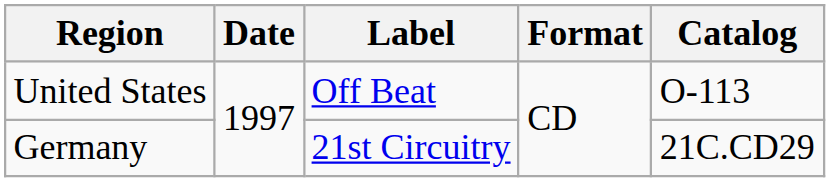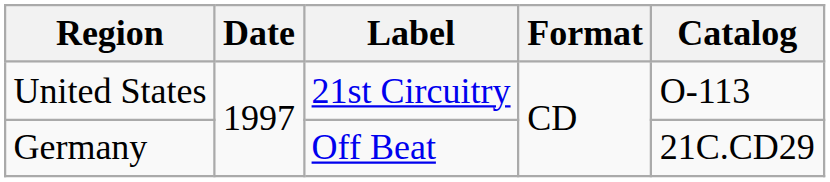(374, 90) Off Beat -> (411, 90) 21st Circuitry
(411, 147) 21st Circuitry -> (374, 147) Off Beat
